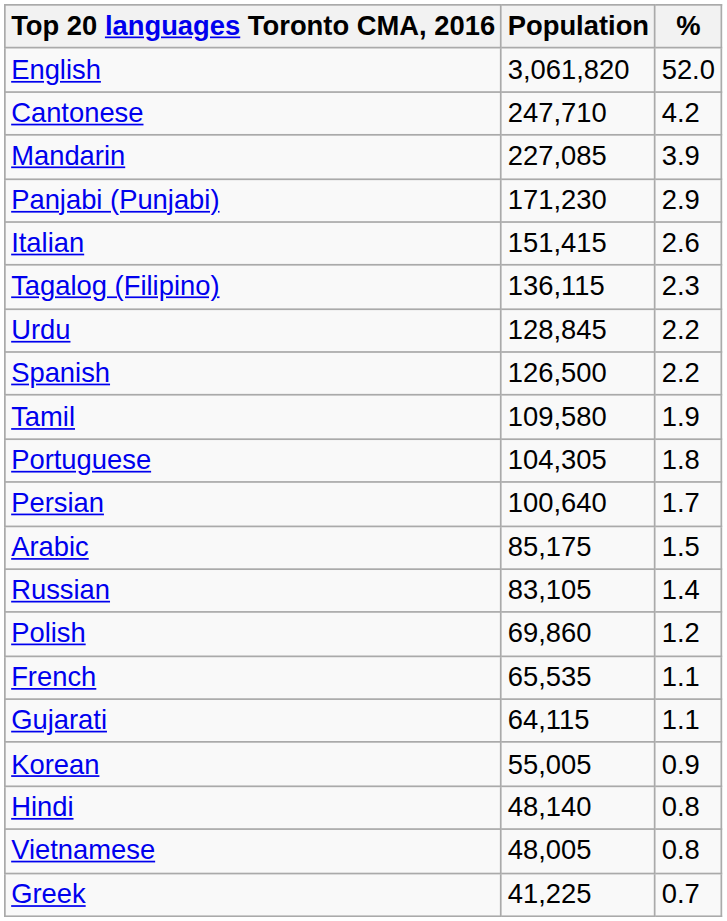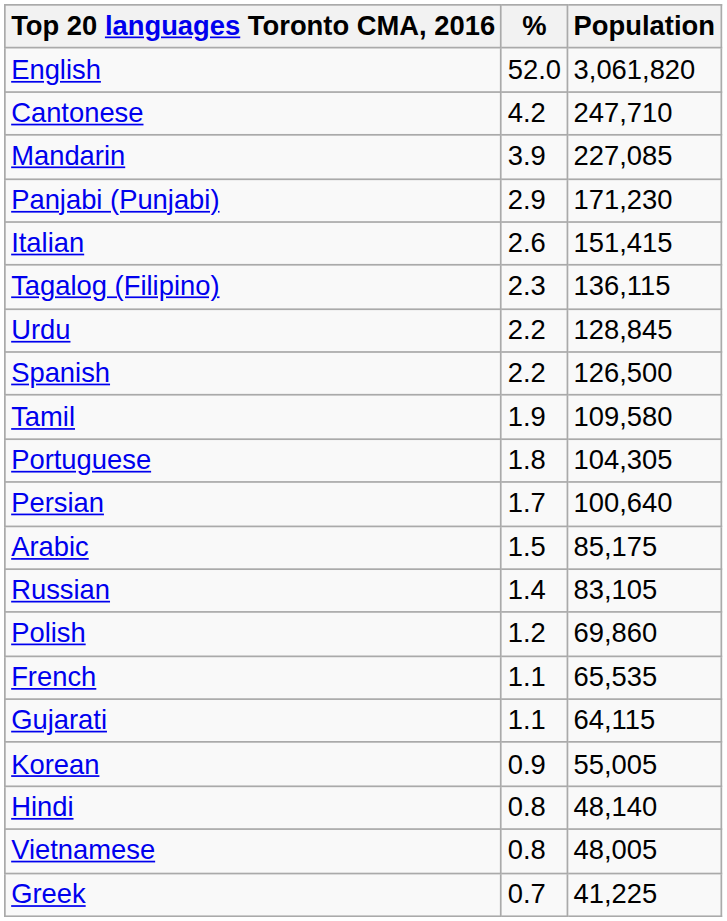columns swapped: (578, 26) <-> (688, 26)
